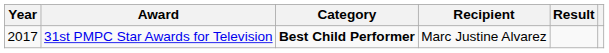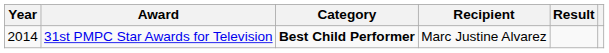(23, 36) 2017 -> (23, 36) 2014
